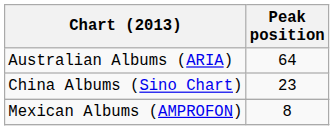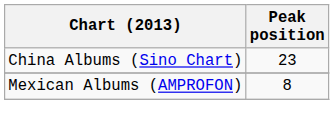- row: (121, 61)
